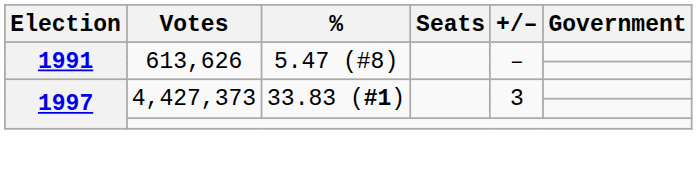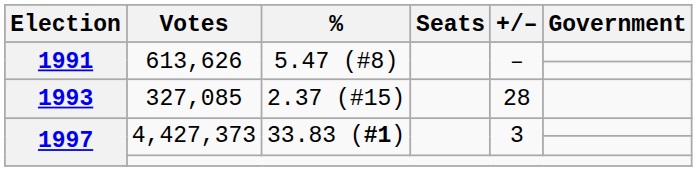+ row: (194, 99)
